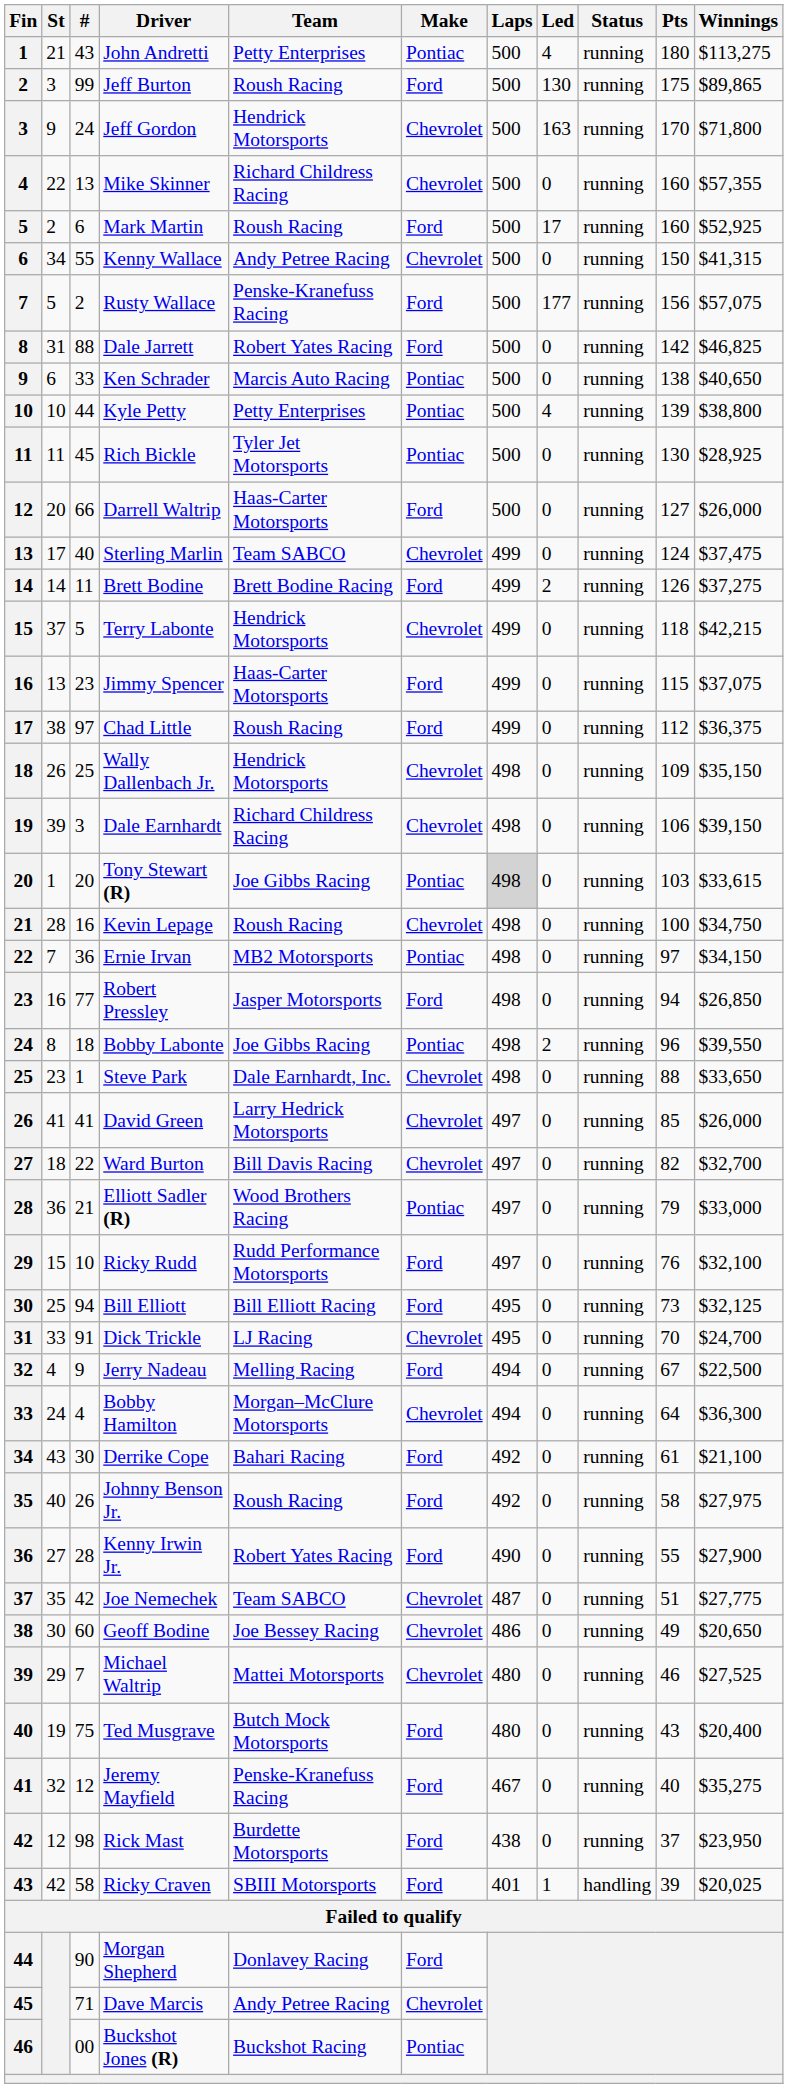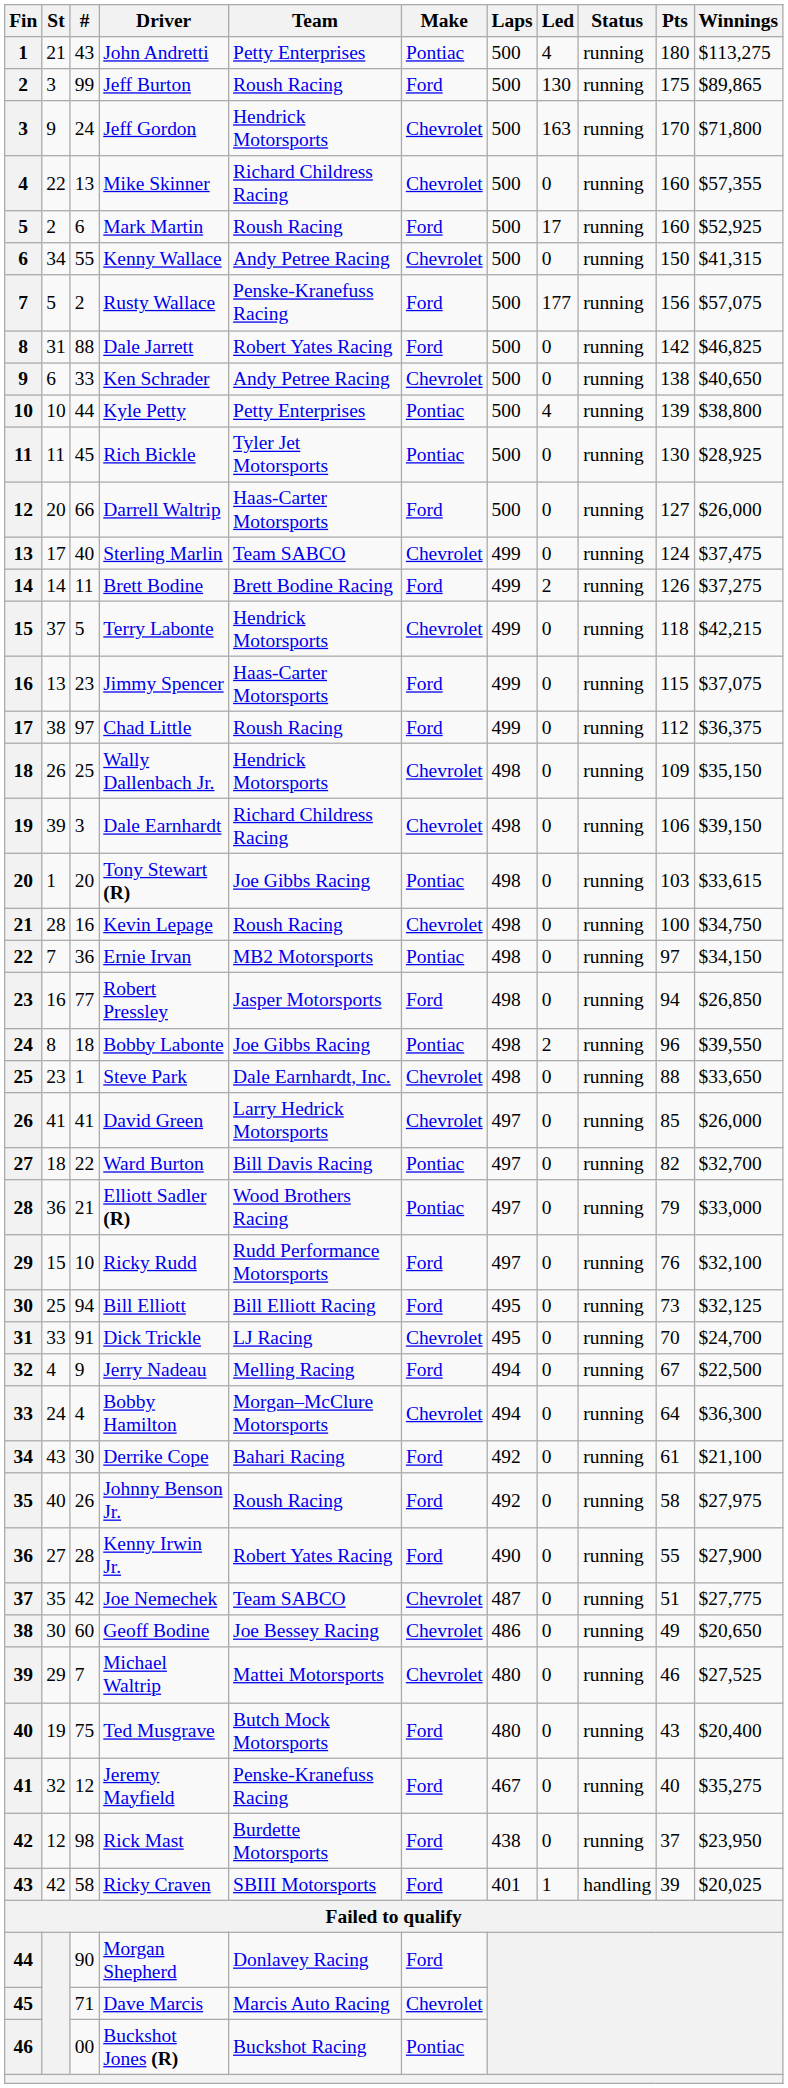(311, 378) Marcis Auto Racing -> (311, 378) Andy Petree Racing
(435, 378) Pontiac -> (444, 378) Chevrolet
(506, 881) lightgrey background -> (506, 881) no background
(444, 1163) Chevrolet -> (435, 1163) Pontiac
(311, 2003) Andy Petree Racing -> (311, 2003) Marcis Auto Racing
